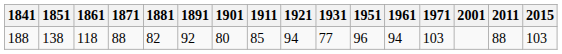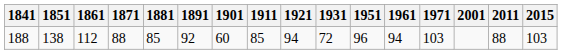(87, 37) 118 -> (87, 37) 112
(153, 37) 82 -> (153, 37) 85
(223, 37) 80 -> (223, 37) 60
(326, 37) 77 -> (326, 37) 72
